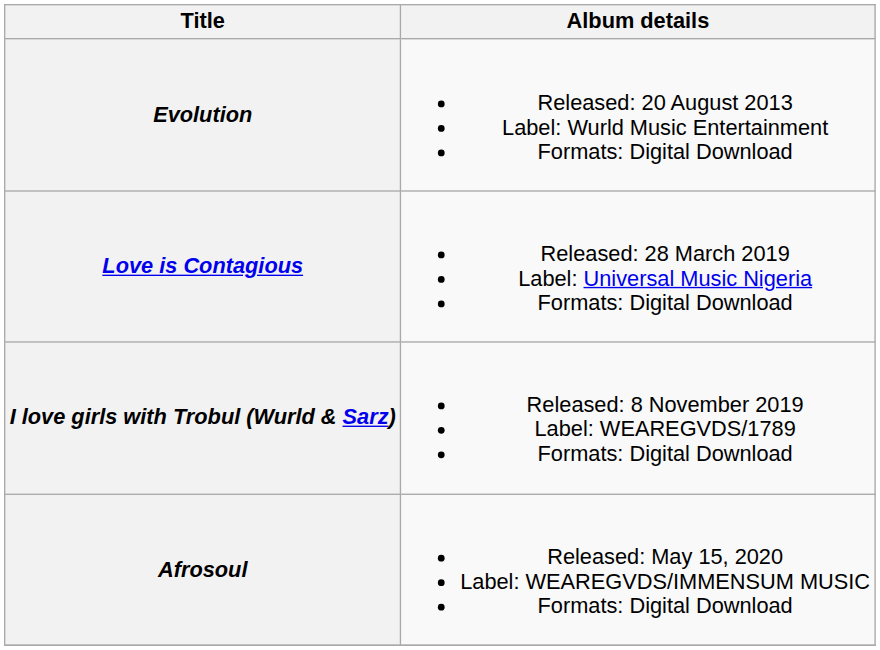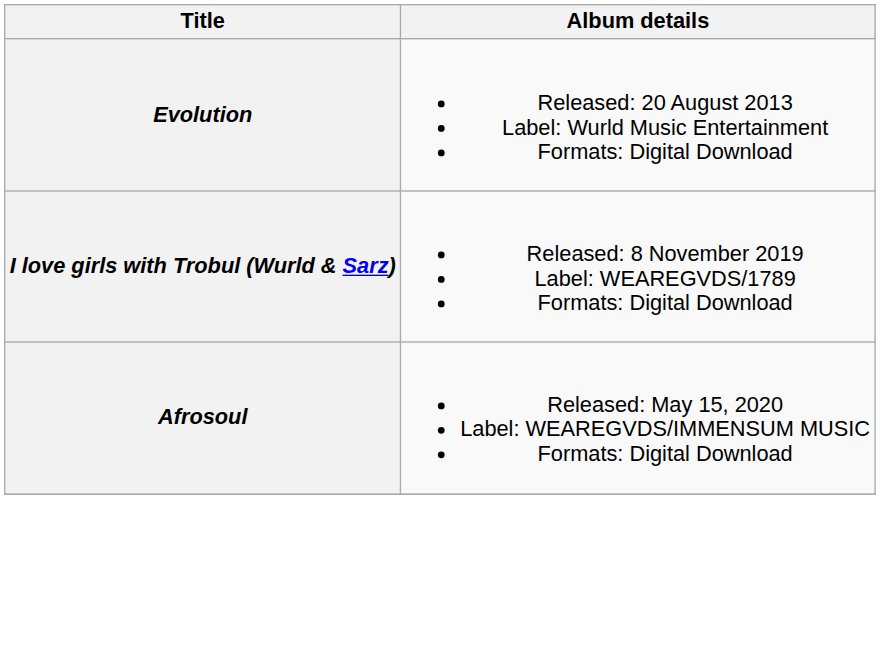- row: (203, 266)
